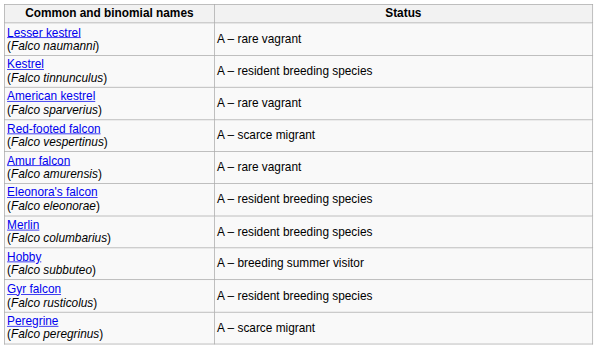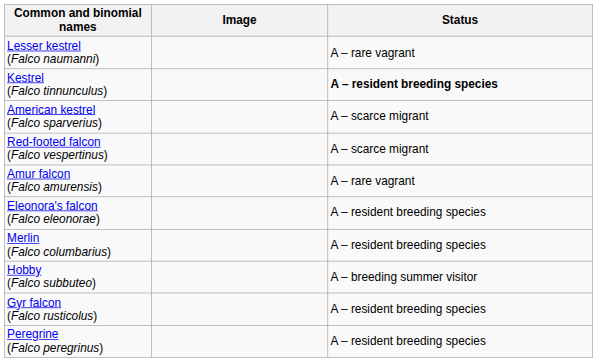+ column: (240, 20)
(295, 71) normal -> (414, 84) bold
(259, 103) A – rare vagrant -> (380, 116) A – scarce migrant
(266, 328) A – scarce migrant -> (408, 341) A – resident breeding species
